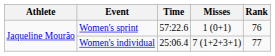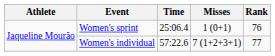(174, 28) 57:22.6 -> (174, 28) 25:06.4
(174, 44) 25:06.4 -> (174, 44) 57:22.6
